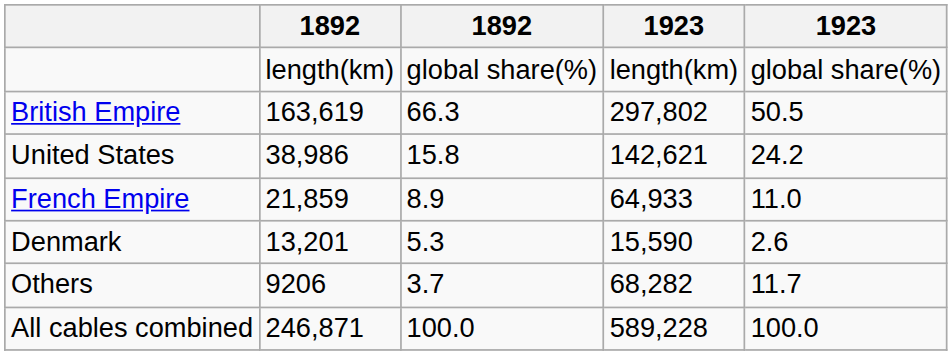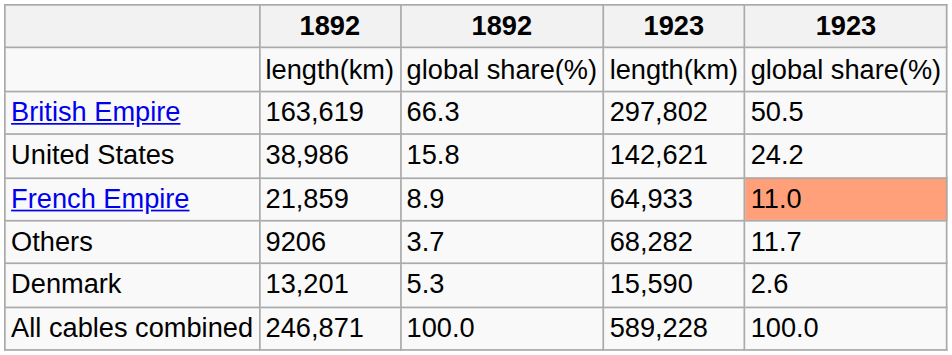(776, 198) no background -> (776, 198) lightsalmon background
rows swapped: (66, 241) <-> (52, 284)
